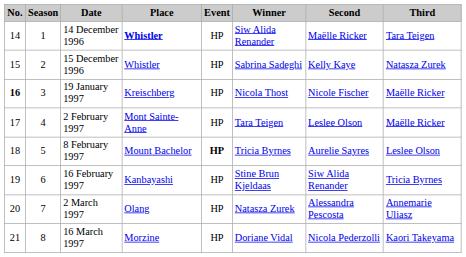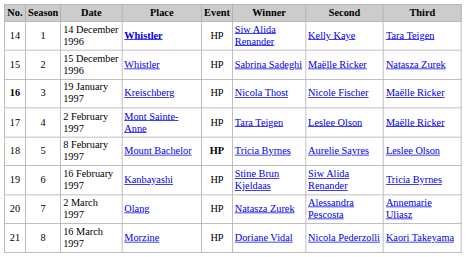(337, 35) Maëlle Ricker -> (332, 35) Kelly Kaye
(332, 64) Kelly Kaye -> (337, 64) Maëlle Ricker
